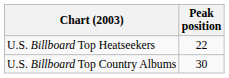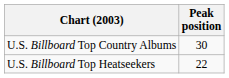rows swapped: (92, 63) <-> (81, 45)
